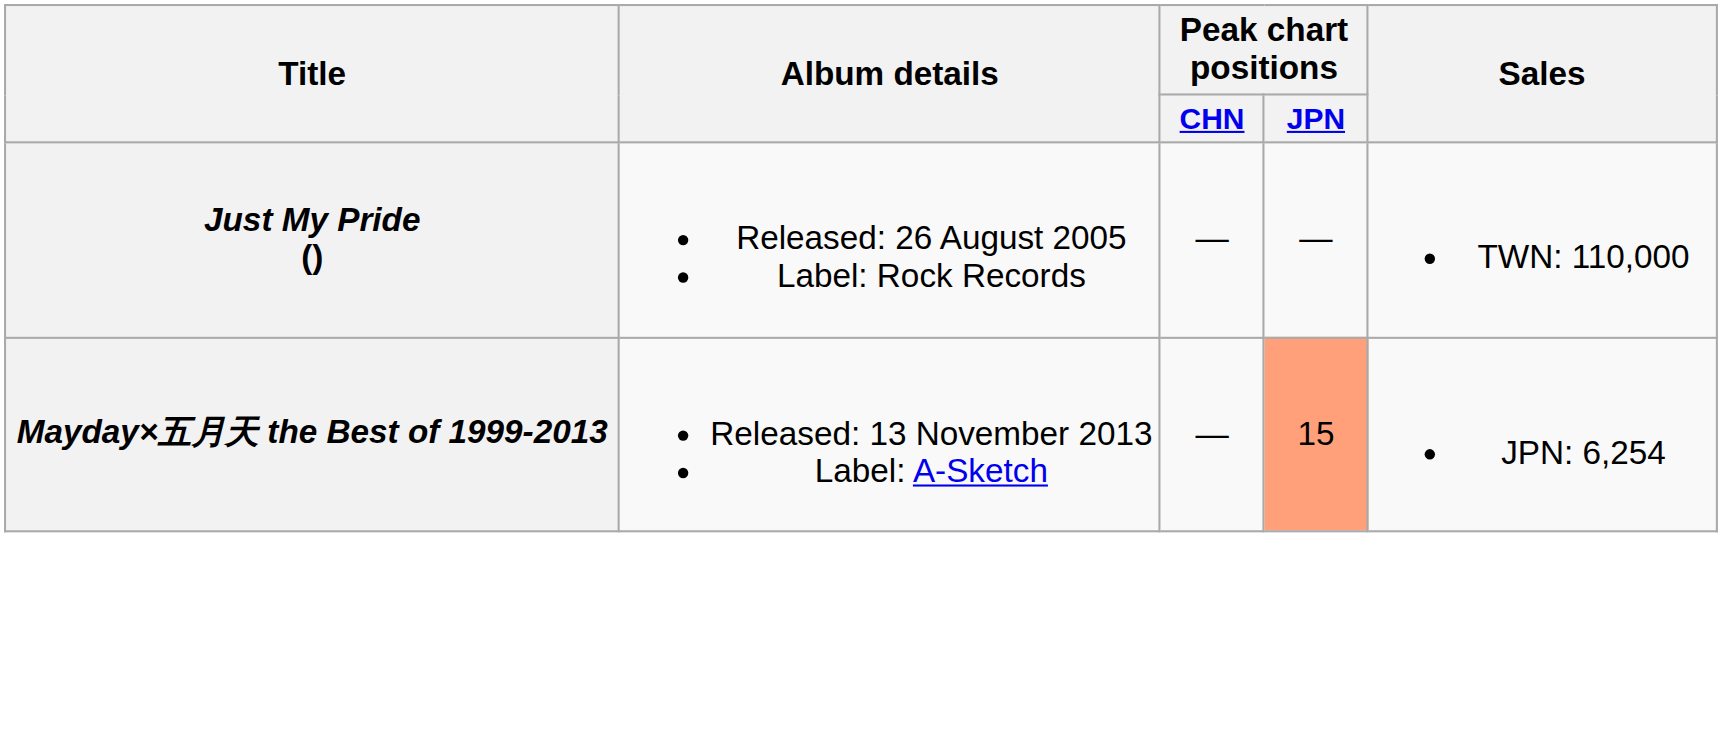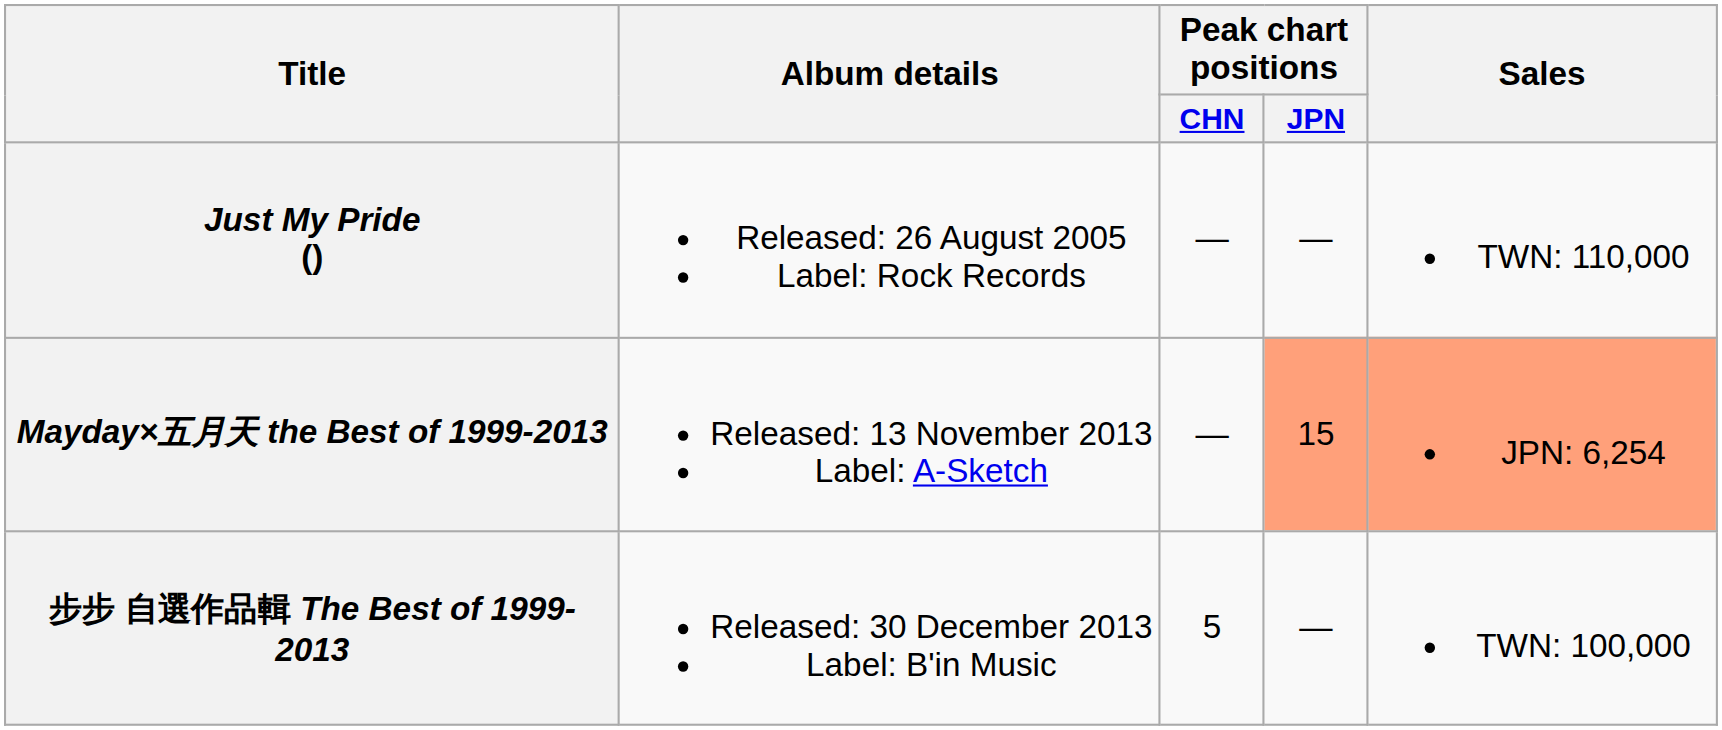(1542, 453) no background -> (1542, 453) lightsalmon background
+ row: (312, 628)
